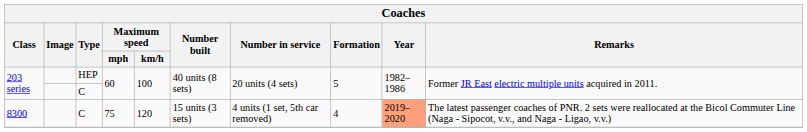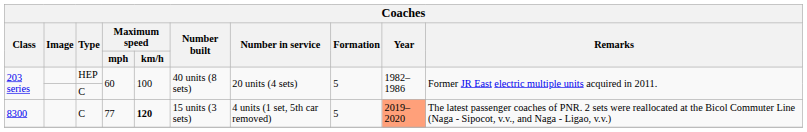(110, 113) 75 -> (110, 113) 77
(144, 113) normal -> (144, 113) bold
(336, 113) 4 -> (336, 113) 5
